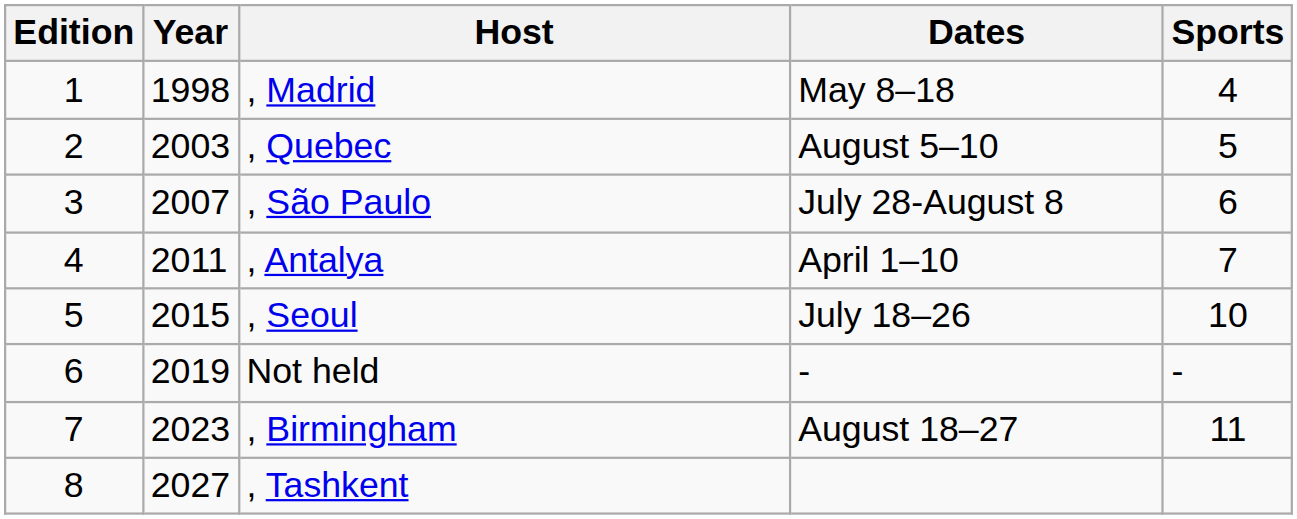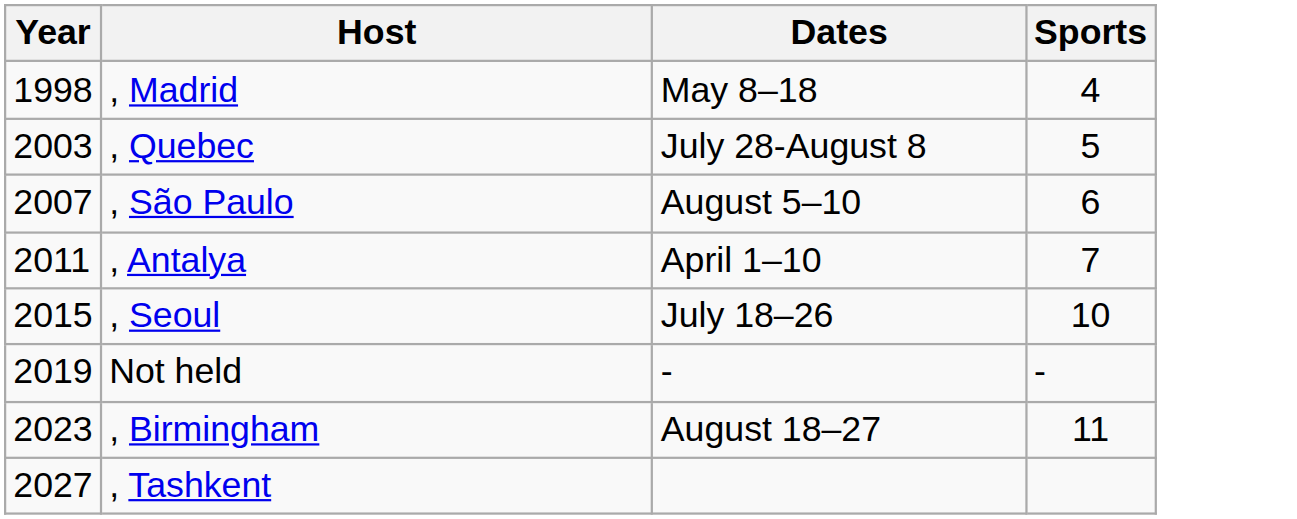- column: (74, 32)
(898, 145) August 5–10 -> (794, 145) July 28-August 8
(931, 202) July 28-August 8 -> (761, 202) August 5–10
